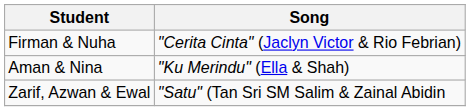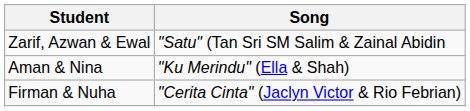rows swapped: (62, 43) <-> (79, 93)
